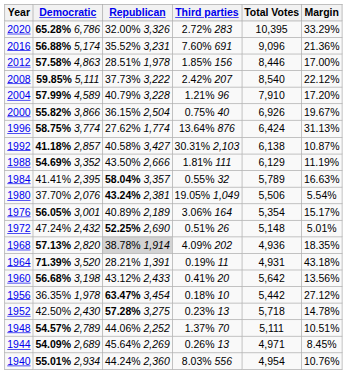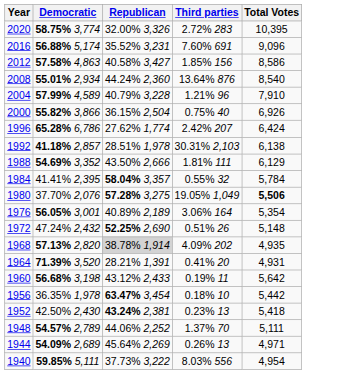- column: (322, 13)
(68, 29) 65.28% 6,786 -> (68, 29) 58.75% 3,774
(137, 63) 28.51% 1,978 -> (137, 63) 40.58% 3,427
(272, 63) 8,446 -> (272, 63) 8,586
(68, 79) 59.85% 5,111 -> (68, 79) 55.01% 2,934
(137, 79) 37.73% 3,222 -> (137, 79) 44.24% 2,360
(207, 79) 2.42% 207 -> (207, 79) 13.64% 876
(68, 129) 58.75% 3,774 -> (68, 129) 65.28% 6,786
(207, 129) 13.64% 876 -> (207, 129) 2.42% 207
(137, 146) 40.58% 3,427 -> (137, 146) 28.51% 1,978
(272, 179) 5,789 -> (272, 179) 5,784
(137, 195) 43.24% 2,381 -> (137, 195) 57.28% 3,275
(272, 195) normal -> (272, 195) bold
(272, 245) 4,936 -> (272, 245) 4,935
(207, 262) 0.19% 11 -> (207, 262) 0.41% 20
(207, 278) 0.41% 20 -> (207, 278) 0.19% 11
(137, 312) 57.28% 3,275 -> (137, 312) 43.24% 2,381
(272, 312) 5,718 -> (272, 312) 5,418
(68, 361) 55.01% 2,934 -> (68, 361) 59.85% 5,111
(137, 361) 44.24% 2,360 -> (137, 361) 37.73% 3,222
